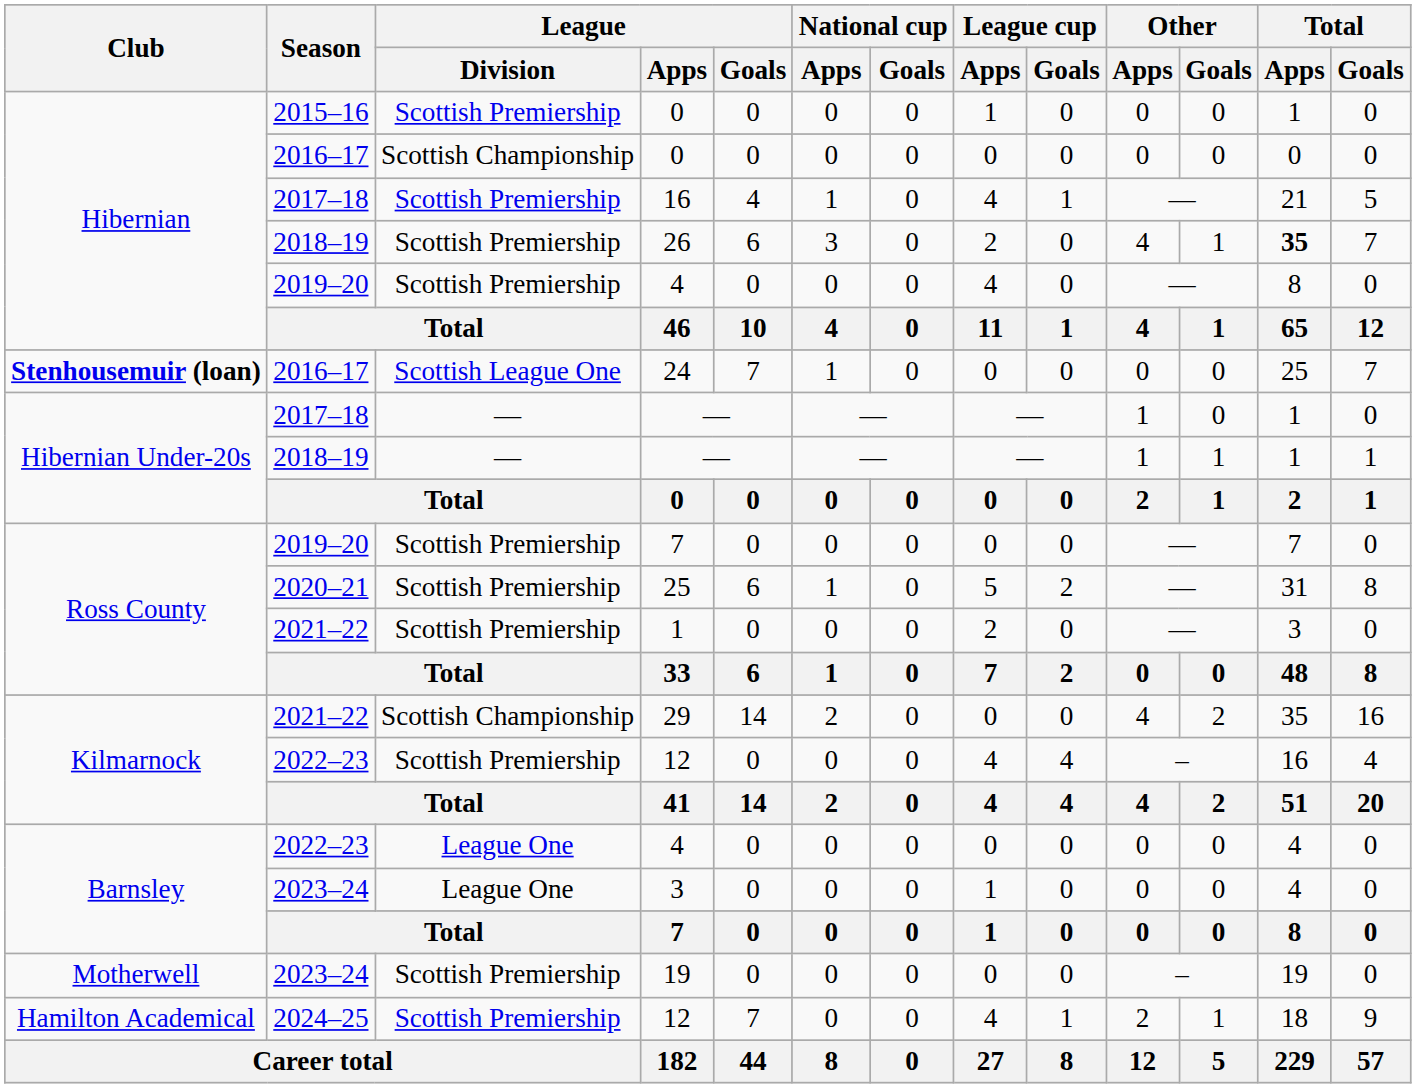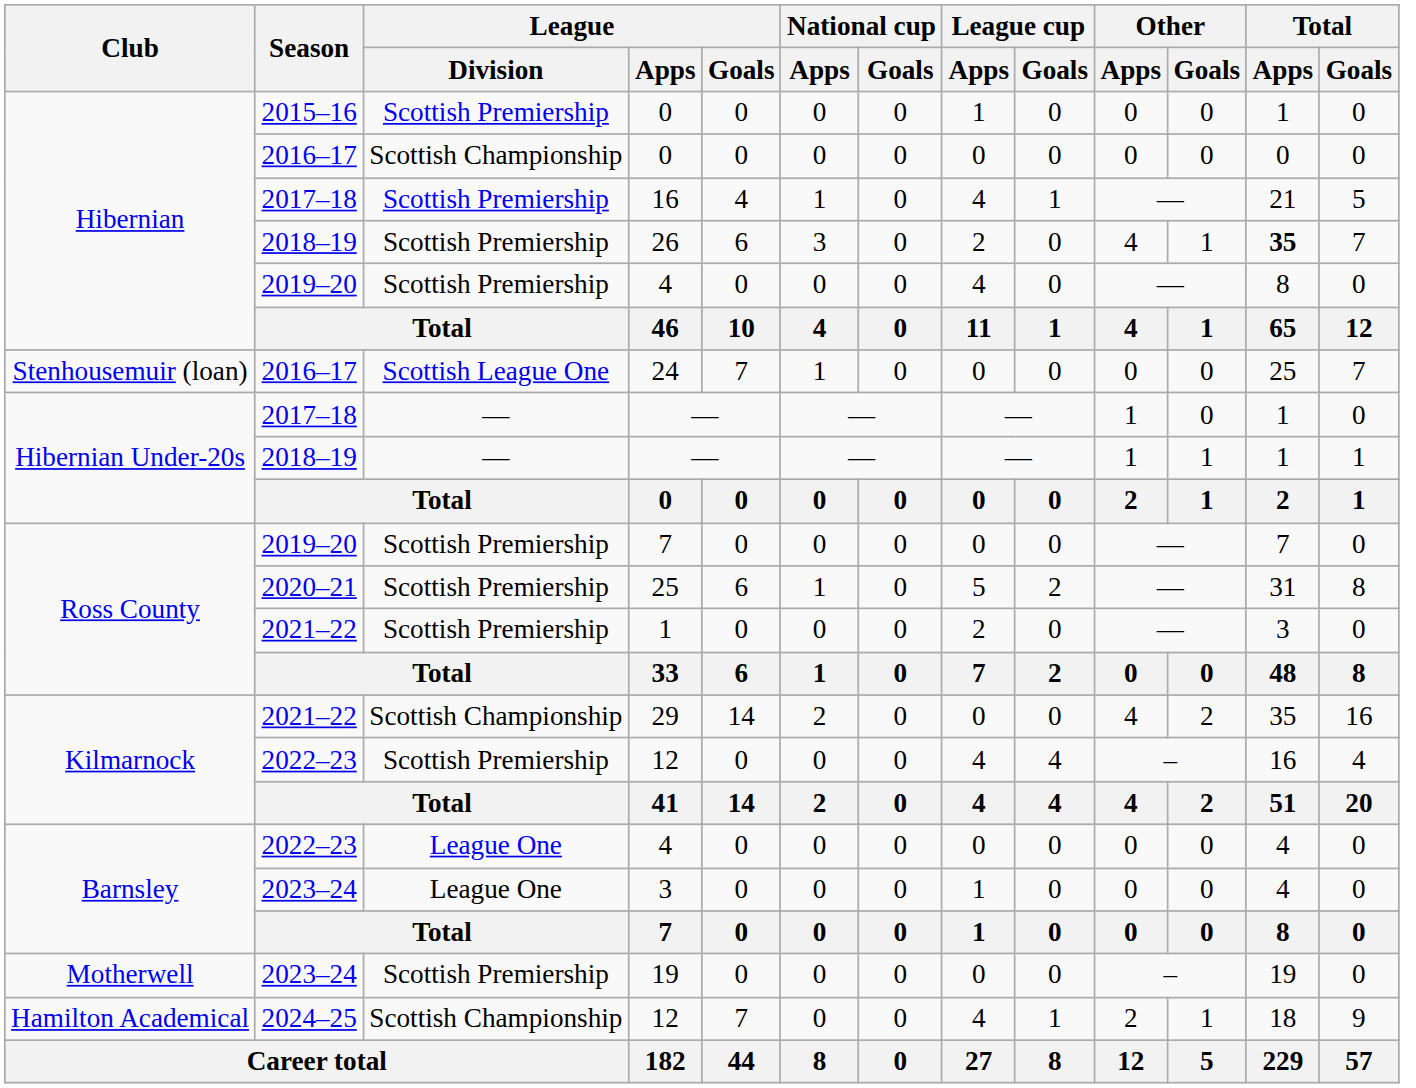(136, 371) bold -> (130, 371) normal
(508, 1018) Scottish Premiership -> (496, 1018) Scottish Championship
